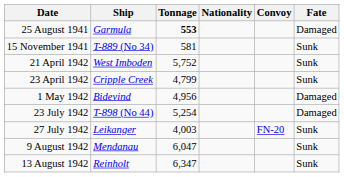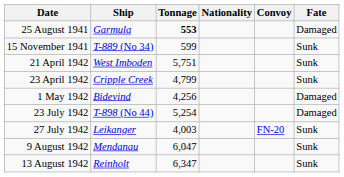(189, 46) 581 -> (189, 46) 599
(185, 63) 5,752 -> (185, 63) 5,751
(185, 96) 4,956 -> (185, 96) 4,256
